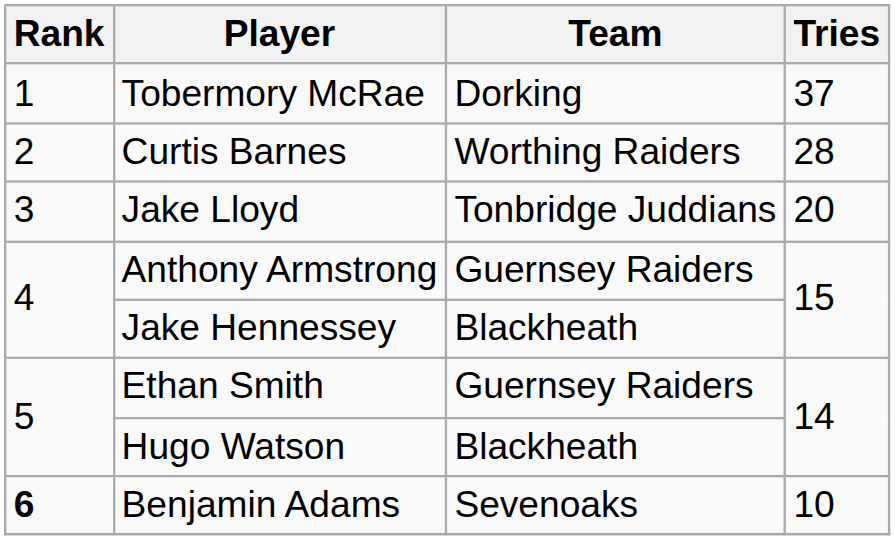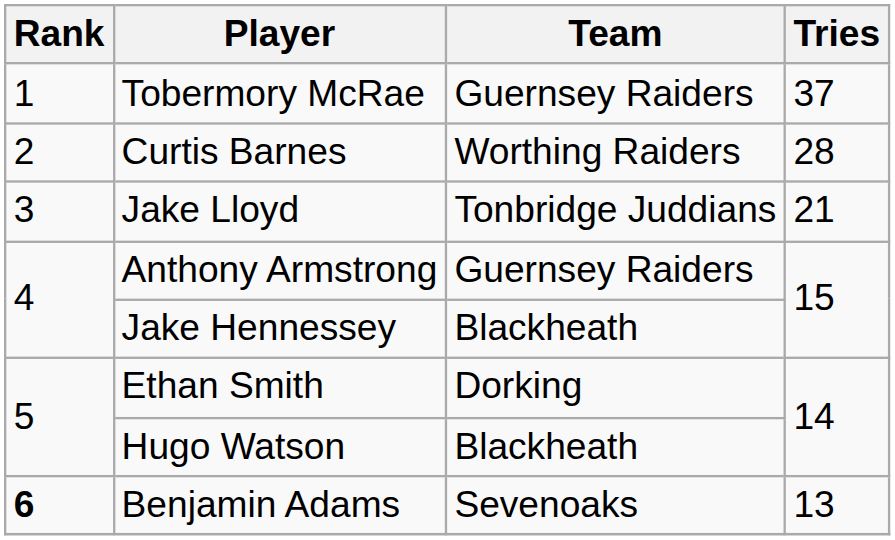(518, 92) Dorking -> (604, 92) Guernsey Raiders
(814, 210) 20 -> (814, 210) 21
(604, 387) Guernsey Raiders -> (518, 387) Dorking
(814, 504) 10 -> (814, 504) 13
